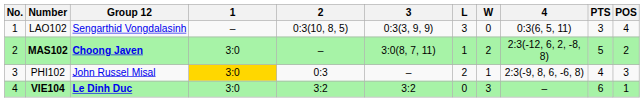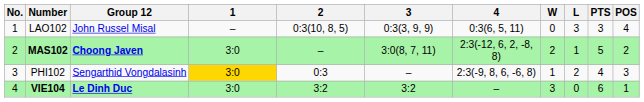columns swapped: (544, 12) <-> (464, 12)
(129, 28) Sengarthid Vongdalasinh -> (114, 28) John Russel Misal
(114, 72) John Russel Misal -> (129, 72) Sengarthid Vongdalasinh
